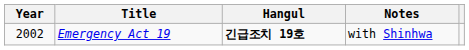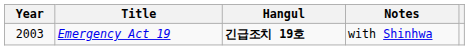(30, 34) 2002 -> (30, 34) 2003
